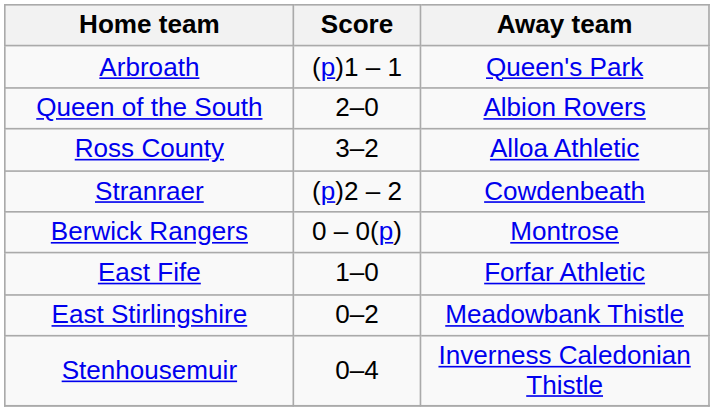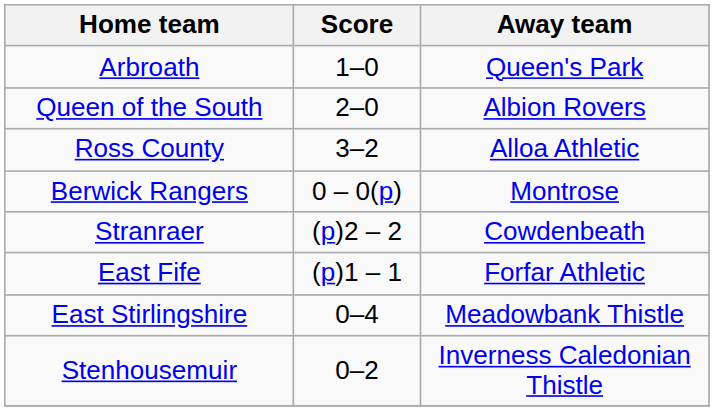(357, 66) (p)1 – 1 -> (357, 66) 1–0
rows swapped: (149, 190) <-> (149, 231)
(357, 273) 1–0 -> (357, 273) (p)1 – 1
(357, 314) 0–2 -> (357, 314) 0–4
(357, 370) 0–4 -> (357, 370) 0–2
